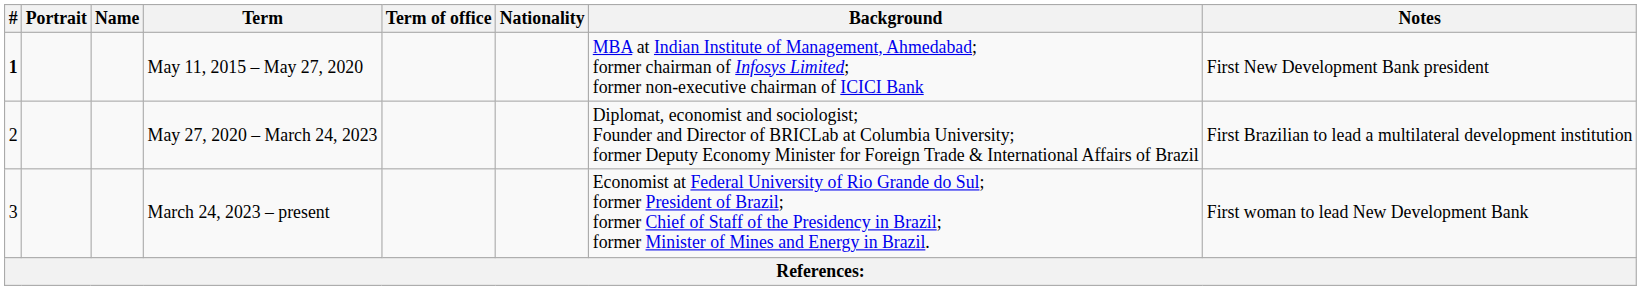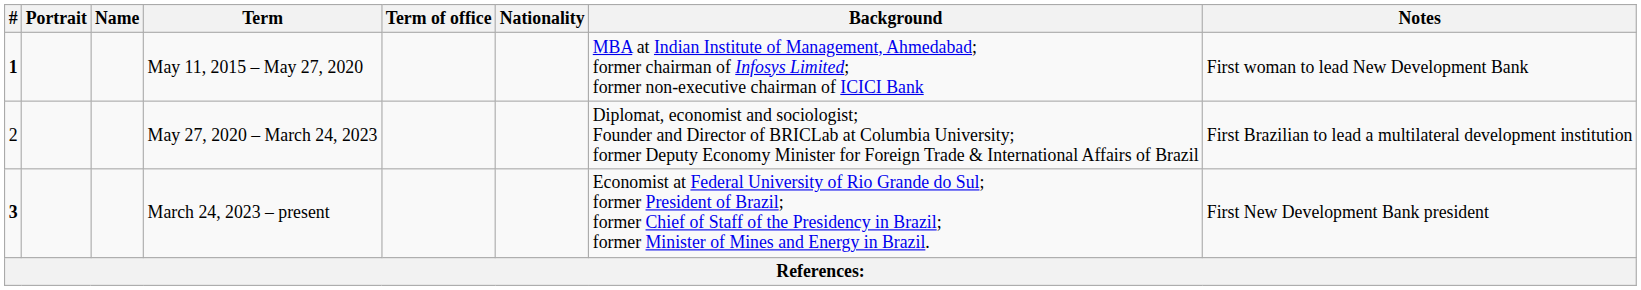(1348, 66) First New Development Bank president -> (1368, 66) First woman to lead New Development Bank
(13, 212) normal -> (13, 212) bold
(1368, 212) First woman to lead New Development Bank -> (1348, 212) First New Development Bank president
